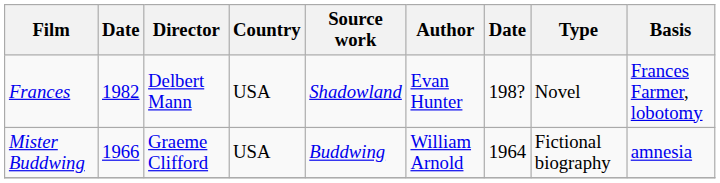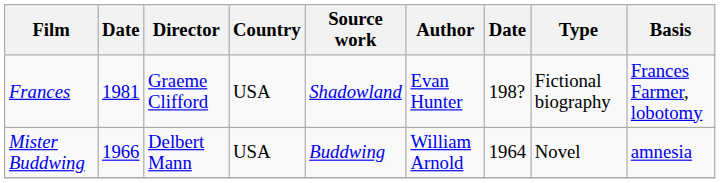(121, 91) 1982 -> (121, 91) 1981
(176, 91) Delbert Mann -> (178, 91) Graeme Clifford
(558, 91) Novel -> (573, 91) Fictional biography
(178, 152) Graeme Clifford -> (176, 152) Delbert Mann
(573, 152) Fictional biography -> (558, 152) Novel
